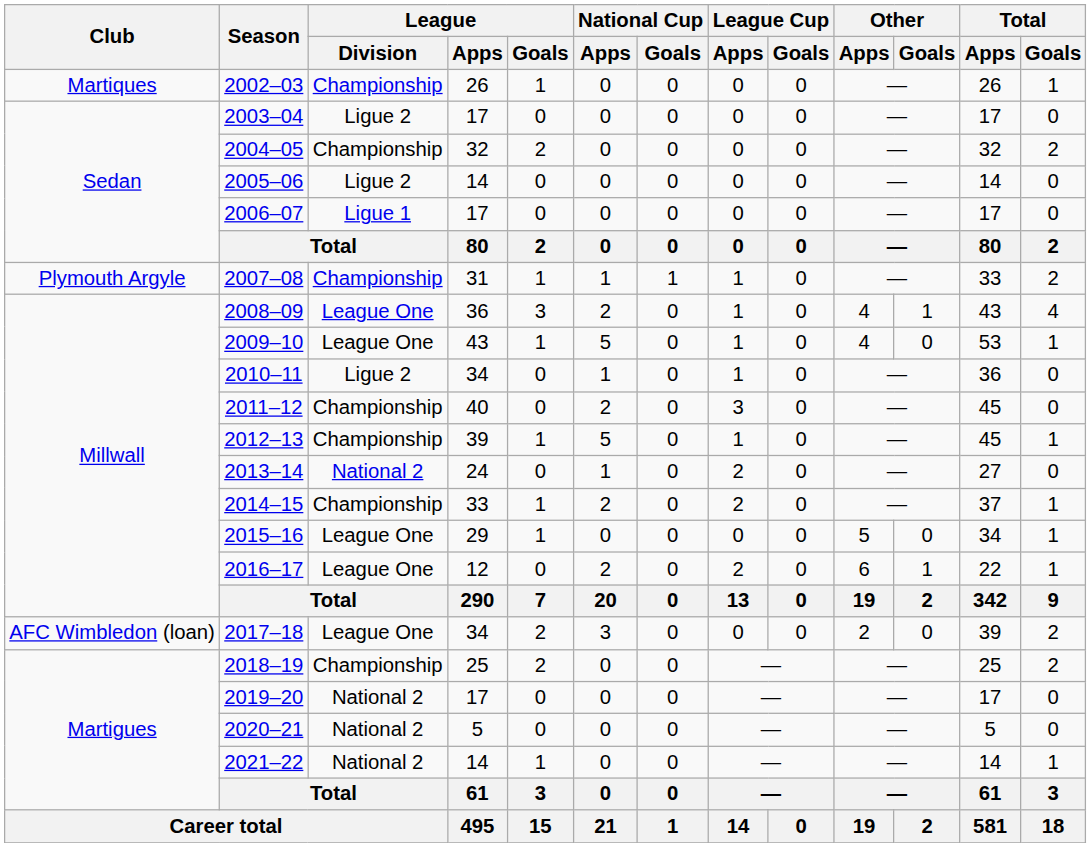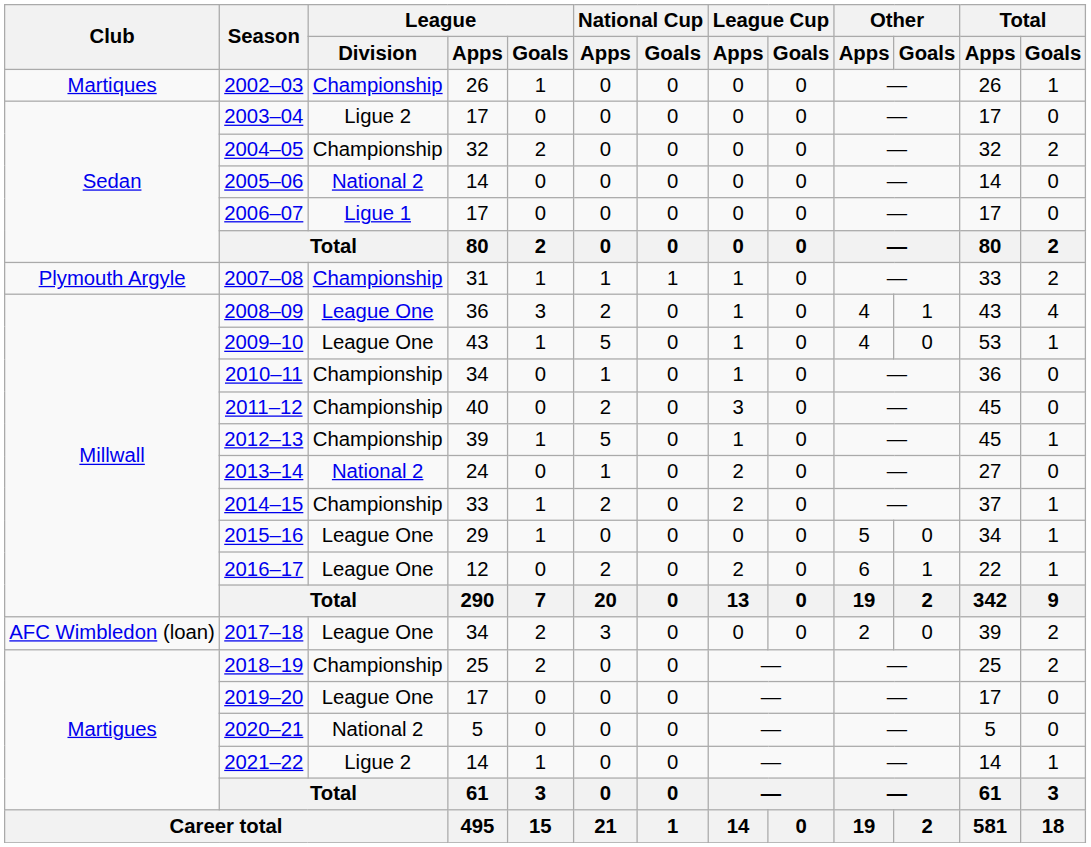(378, 181) Ligue 2 -> (378, 181) National 2
(378, 375) Ligue 2 -> (378, 375) Championship
(378, 697) National 2 -> (378, 697) League One
(378, 761) National 2 -> (378, 761) Ligue 2
